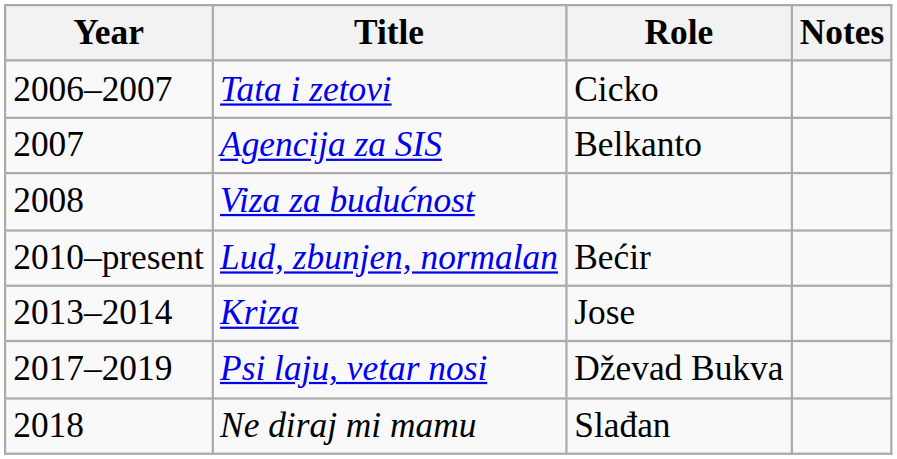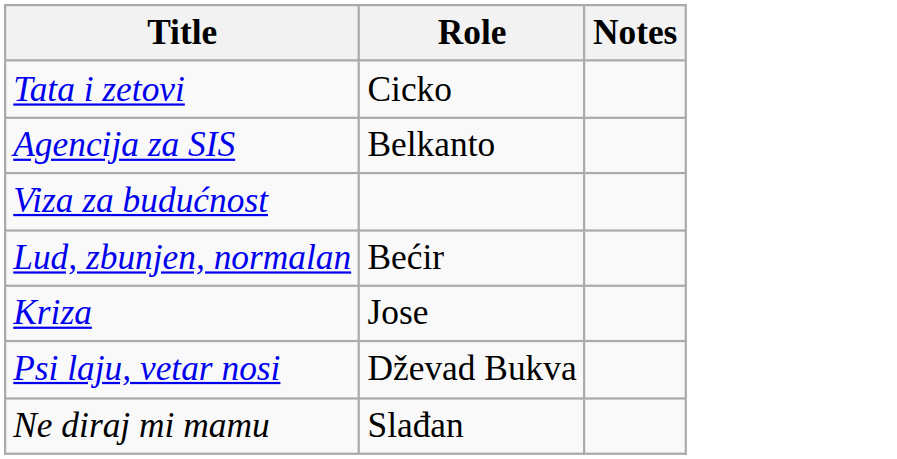- column: (109, 32)
